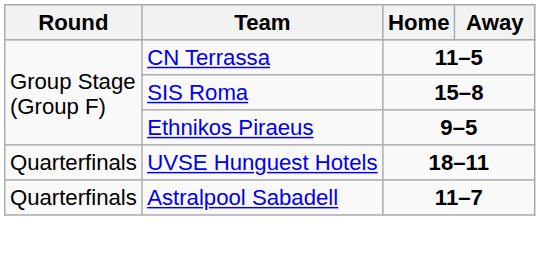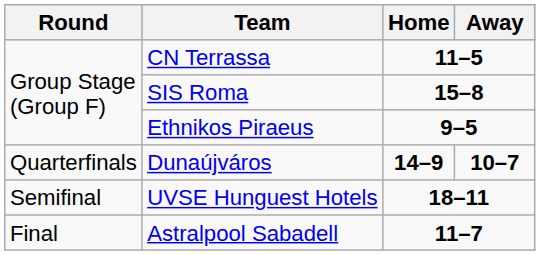+ row: (209, 163)
(73, 163) Quarterfinals -> (55, 198) Semifinal
(73, 198) Quarterfinals -> (34, 233) Final
